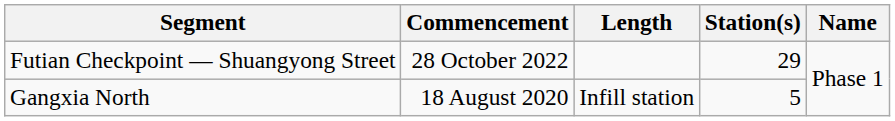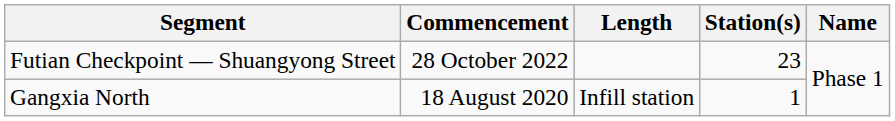(789, 60) 29 -> (789, 60) 23
(795, 97) 5 -> (795, 97) 1
